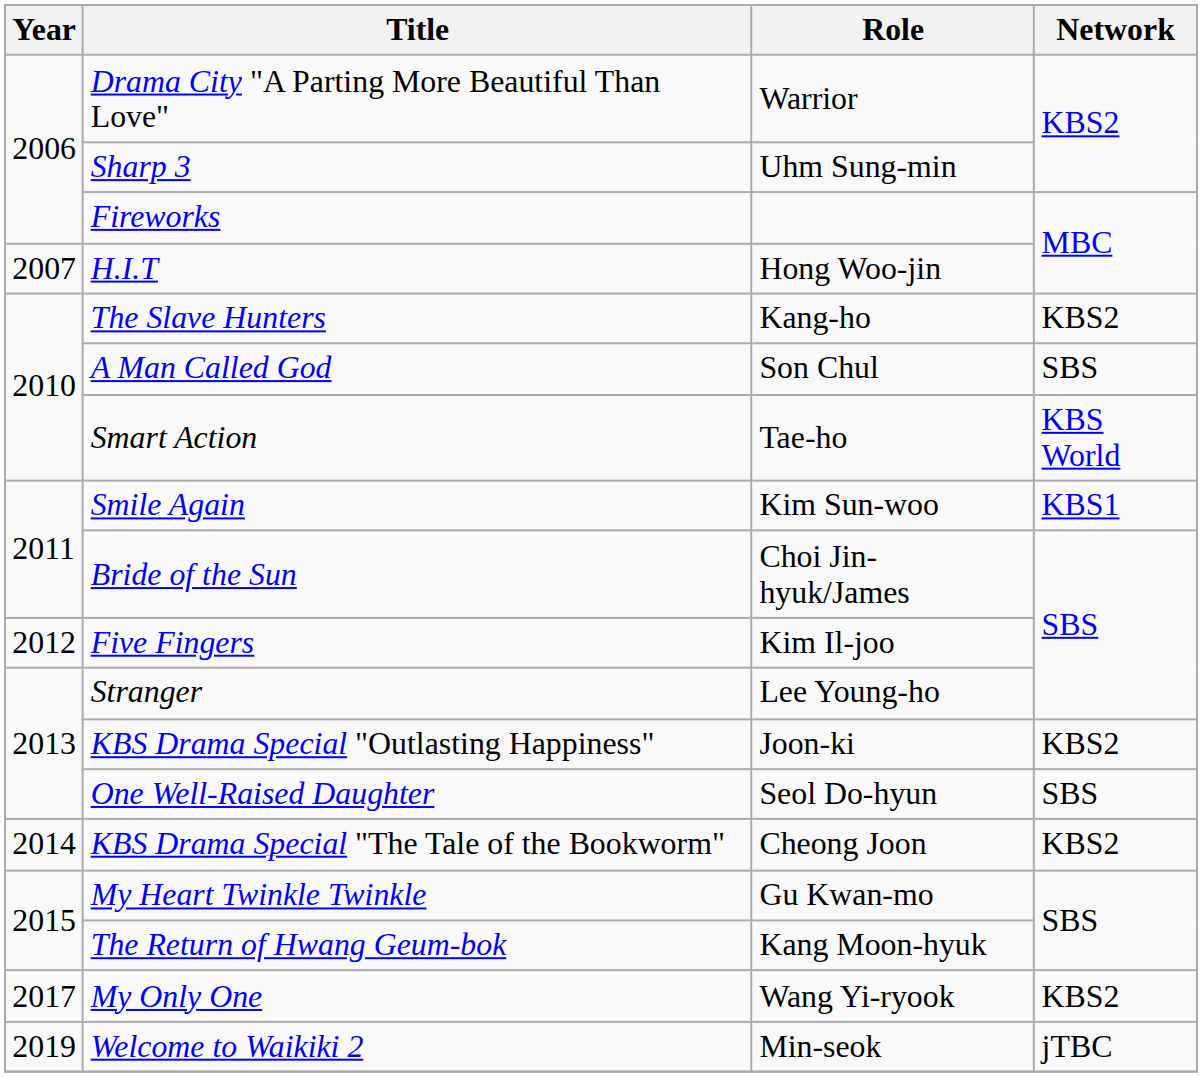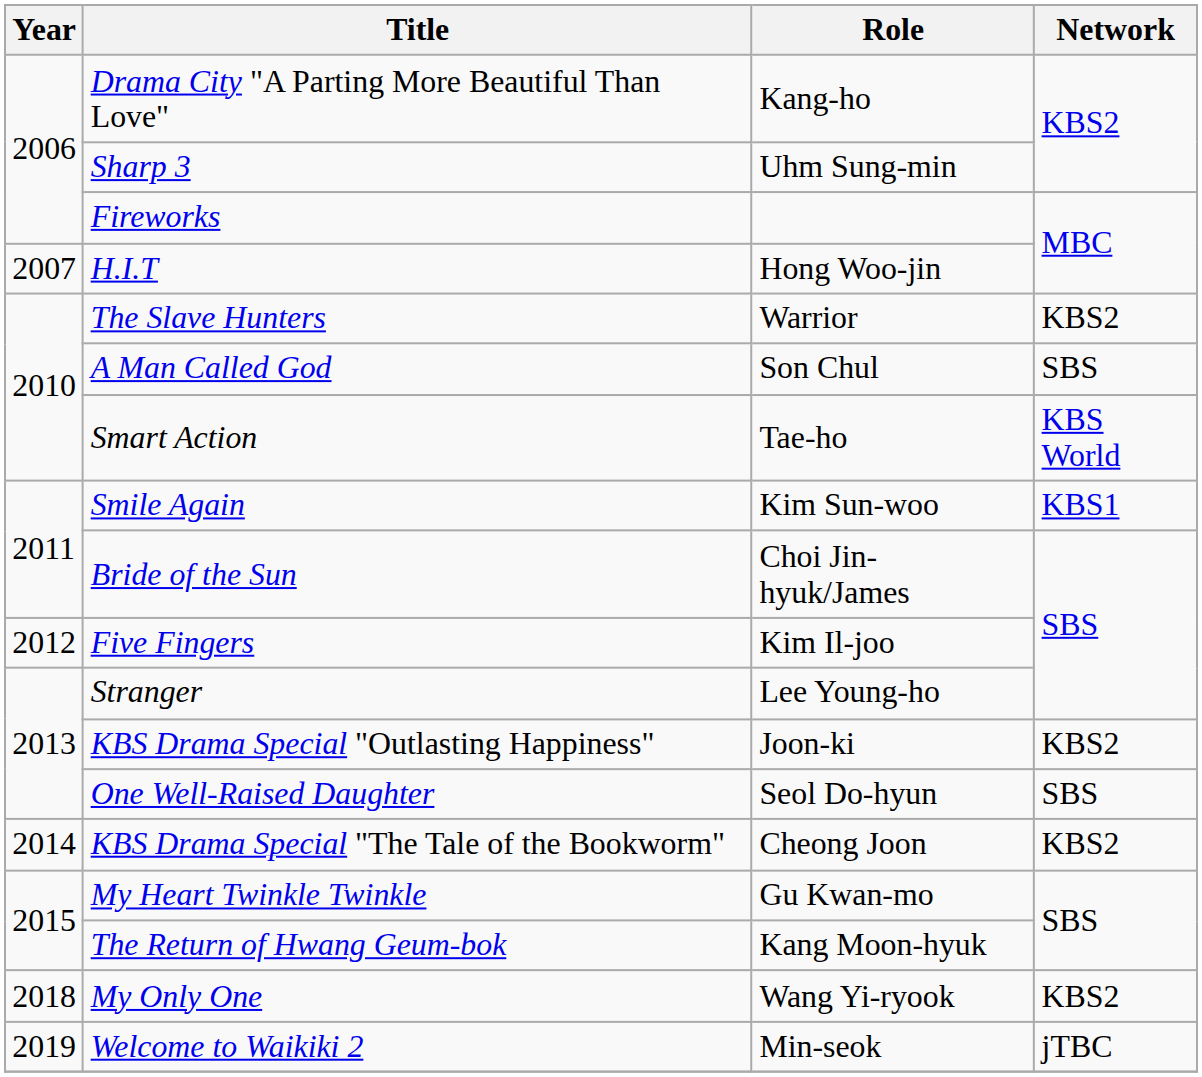(809, 98) Warrior -> (815, 98) Kang-ho
(815, 318) Kang-ho -> (809, 318) Warrior
(44, 995) 2017 -> (44, 995) 2018
